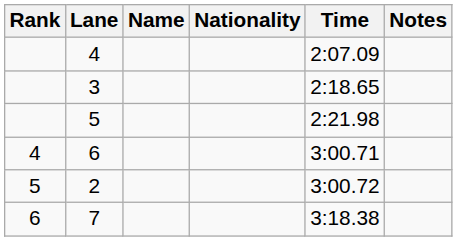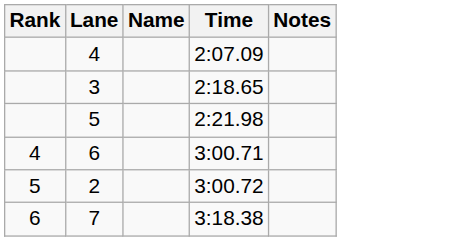- column: (247, 20)
